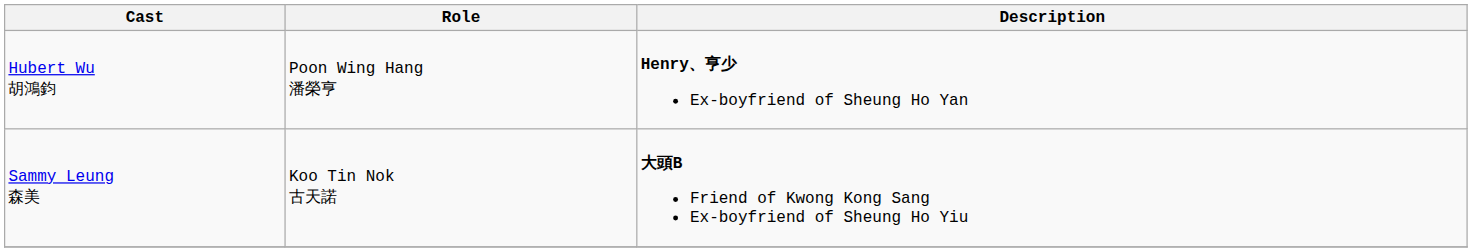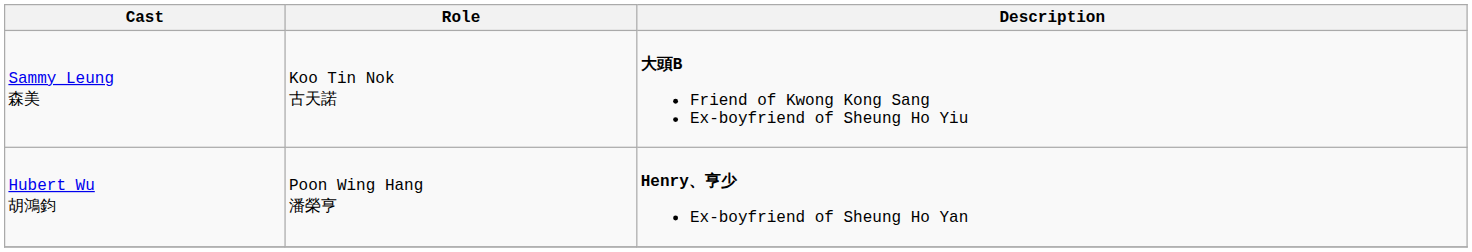rows swapped: (61, 187) <-> (52, 79)
